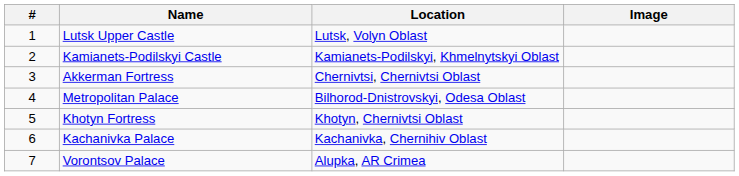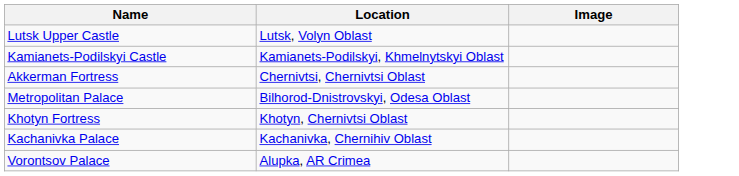- column: (32, 14)
